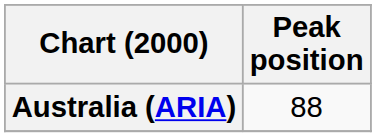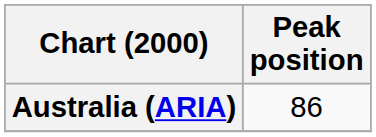(307, 107) 88 -> (307, 107) 86
